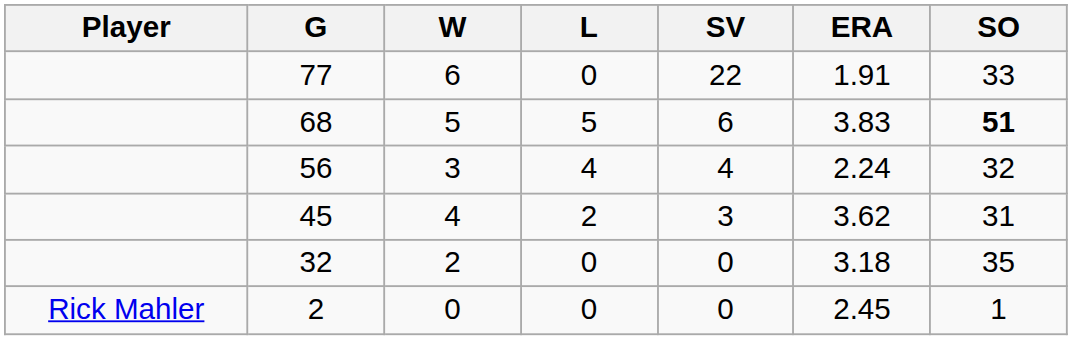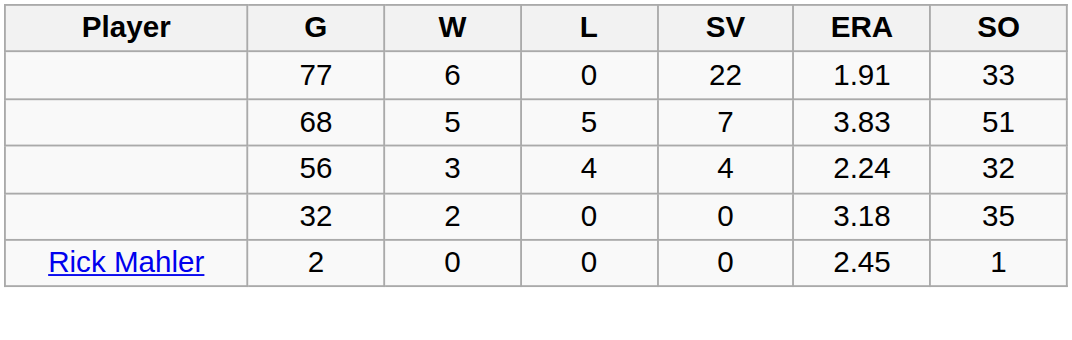(725, 121) 6 -> (725, 121) 7
(999, 121) bold -> (999, 121) normal
- row: (316, 215)
